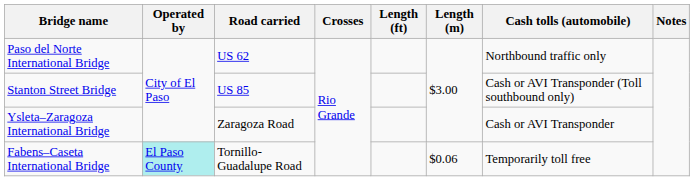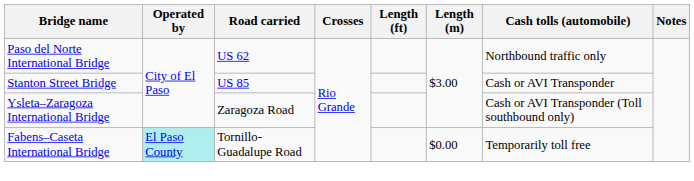(564, 90) Cash or AVI Transponder (Toll southbound only) -> (550, 83) Cash or AVI Transponder
(550, 124) Cash or AVI Transponder -> (564, 110) Cash or AVI Transponder (Toll southbound only)
(443, 158) $0.06 -> (443, 144) $0.00
